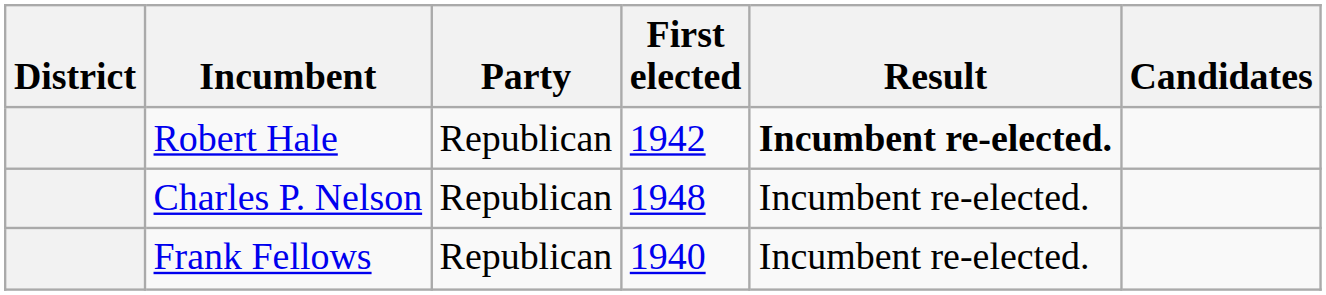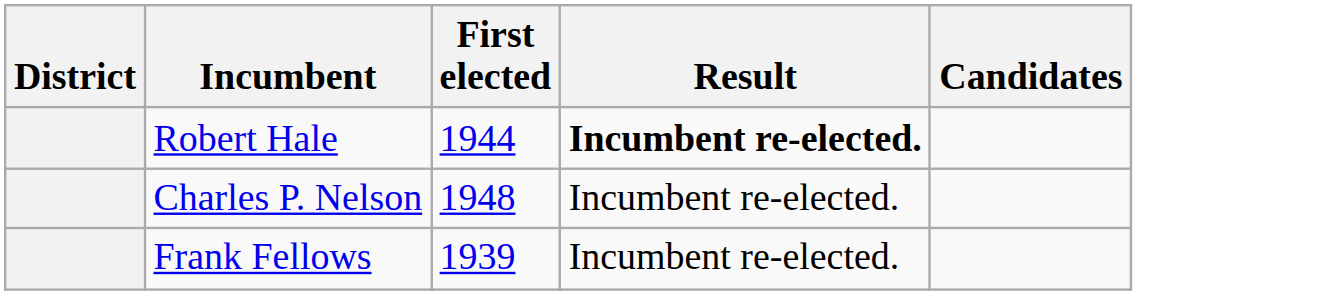- column: (526, 77)
(668, 137) 1942 -> (478, 137) 1944
(668, 257) 1940 -> (478, 257) 1939
